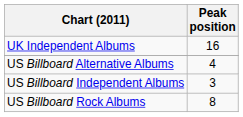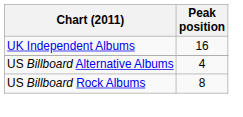- row: (96, 83)
